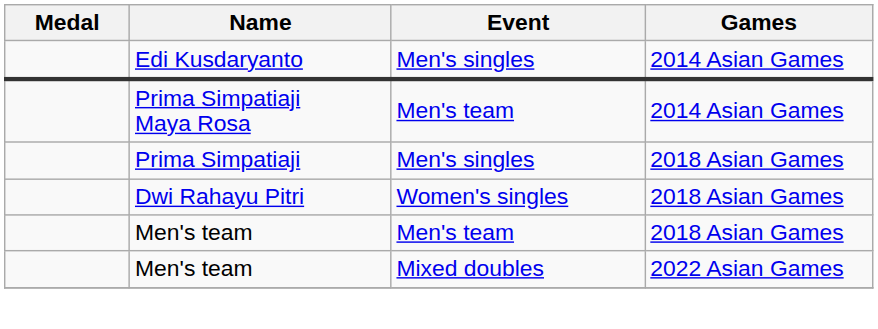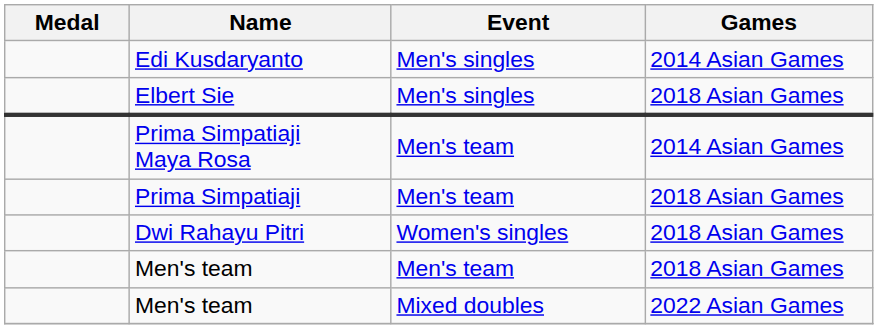+ row: (185, 95)
(465, 160) Men's singles -> (455, 196) Men's team
